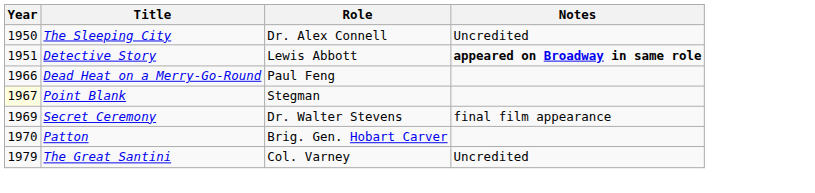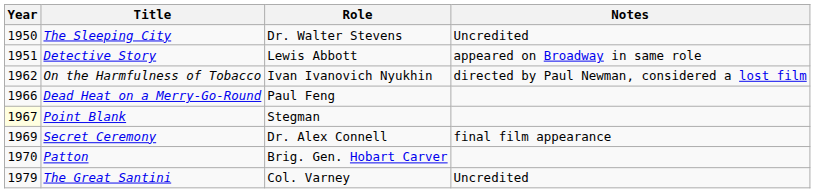(327, 35) Dr. Alex Connell -> (335, 35) Dr. Walter Stevens
(578, 55) bold -> (578, 55) normal
+ row: (152, 76)
(335, 116) Dr. Walter Stevens -> (327, 137) Dr. Alex Connell
